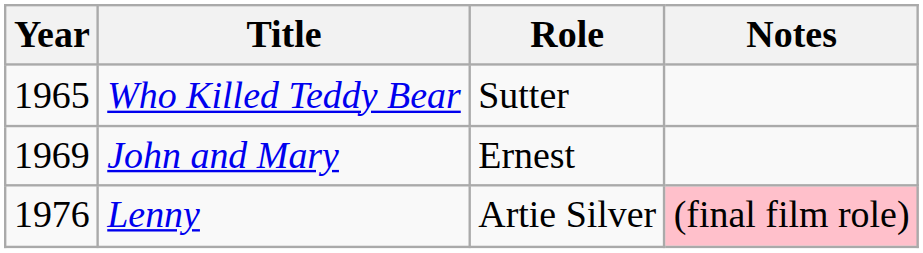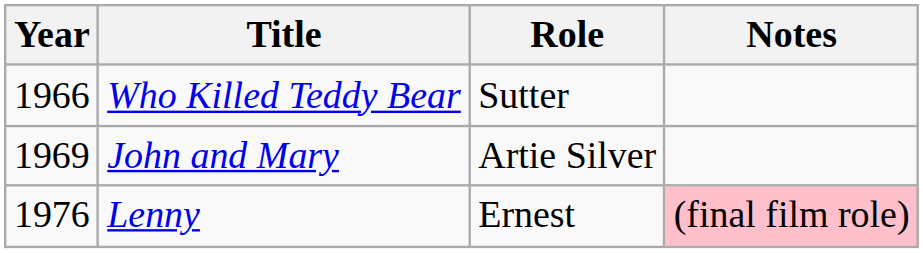(52, 94) 1965 -> (52, 94) 1966
(527, 154) Ernest -> (567, 154) Artie Silver
(567, 214) Artie Silver -> (527, 214) Ernest
